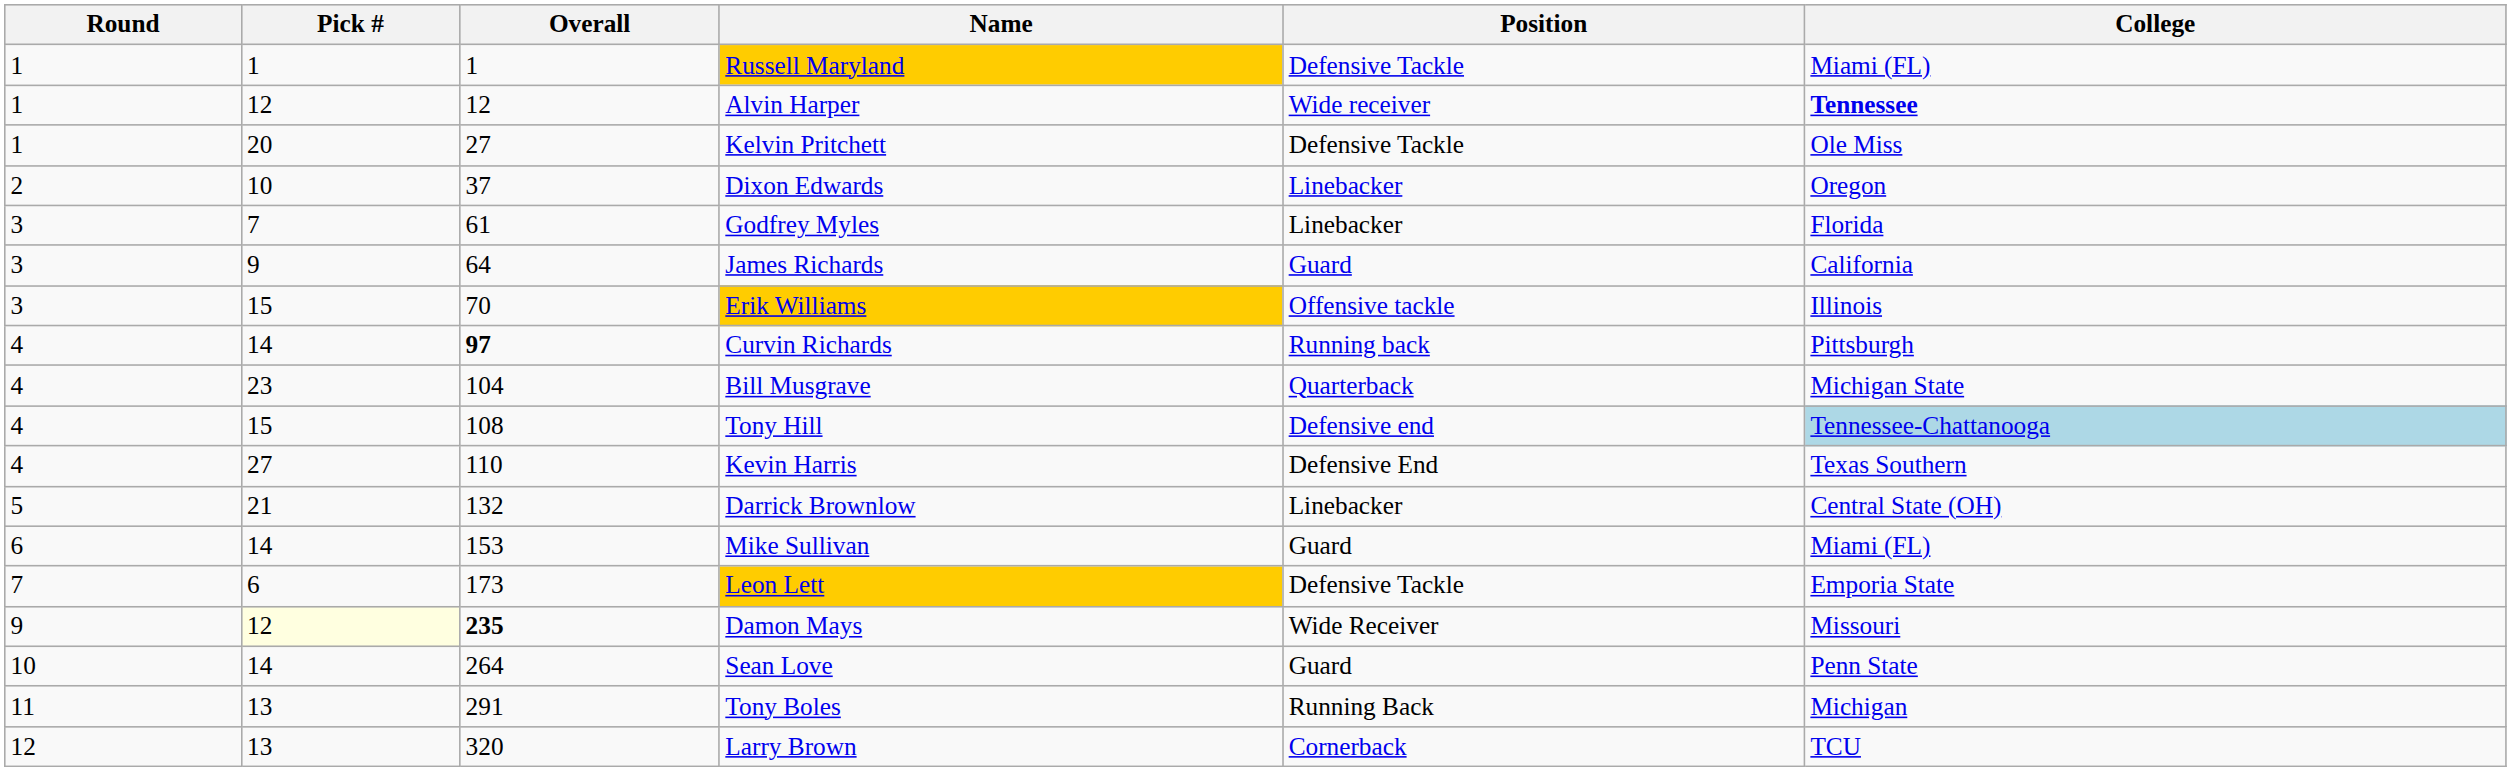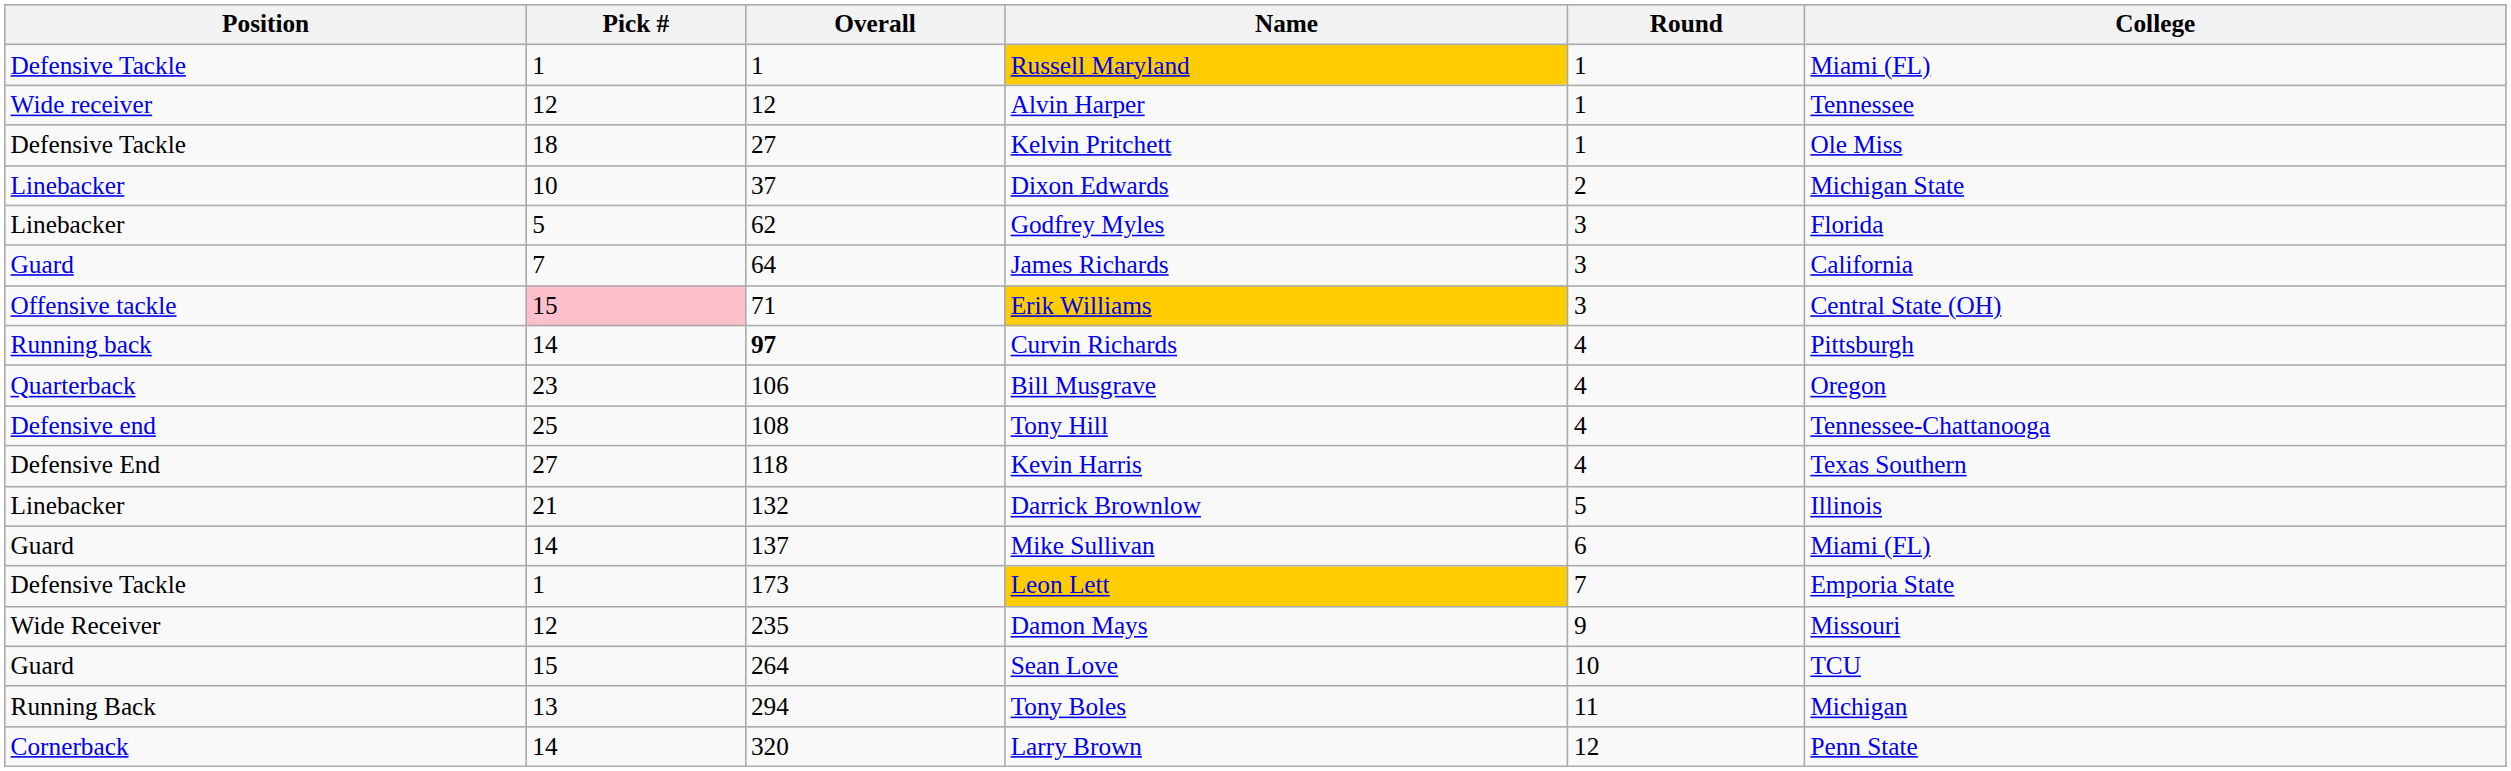columns swapped: (123, 24) <-> (1544, 24)
(1864, 104) bold -> (1862, 104) normal
(260, 144) 20 -> (545, 144) 18
(1848, 184) Oregon -> (1887, 184) Michigan State
(253, 225) 7 -> (539, 225) 5
(478, 225) 61 -> (764, 225) 62
(253, 265) 9 -> (539, 265) 7
(260, 305) no background -> (545, 305) pink background
(478, 305) 70 -> (764, 305) 71
(1846, 305) Illinois -> (1906, 305) Central State (OH)
(485, 385) 104 -> (770, 385) 106
(1887, 385) Michigan State -> (1848, 385) Oregon
(260, 425) 15 -> (545, 425) 25
(1930, 425) lightblue background -> (1930, 425) no background
(484, 465) 110 -> (769, 465) 118
(1906, 505) Central State (OH) -> (1846, 505) Illinois
(485, 545) 153 -> (770, 545) 137
(253, 585) 6 -> (539, 585) 1
(260, 625) lightyellow background -> (545, 625) no background
(485, 625) bold -> (770, 625) normal
(260, 666) 14 -> (545, 666) 15
(1864, 666) Penn State -> (1836, 666) TCU
(485, 706) 291 -> (770, 706) 294
(260, 746) 13 -> (545, 746) 14
(1836, 746) TCU -> (1864, 746) Penn State
